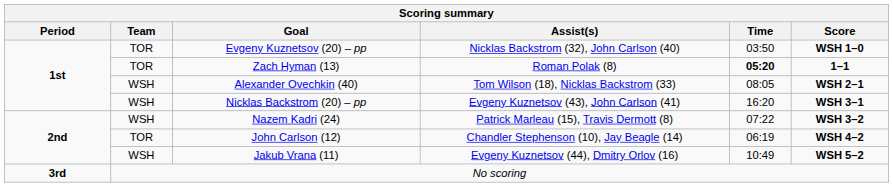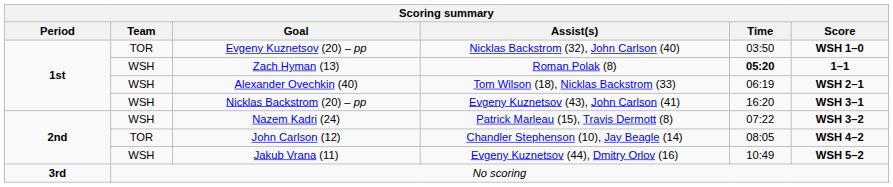(141, 66) TOR -> (141, 66) WSH
(760, 84) 08:05 -> (760, 84) 06:19
(760, 137) 06:19 -> (760, 137) 08:05
